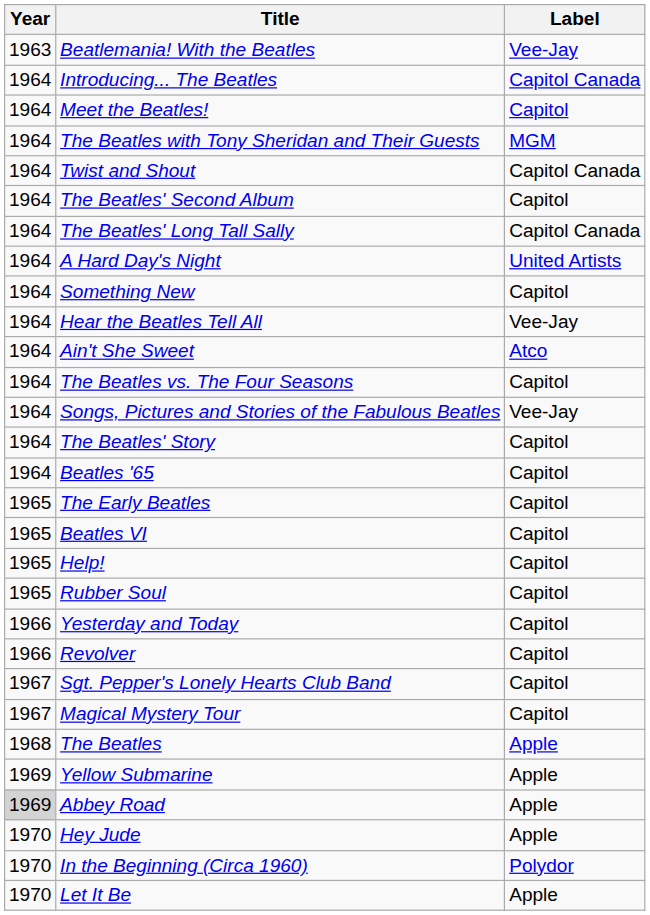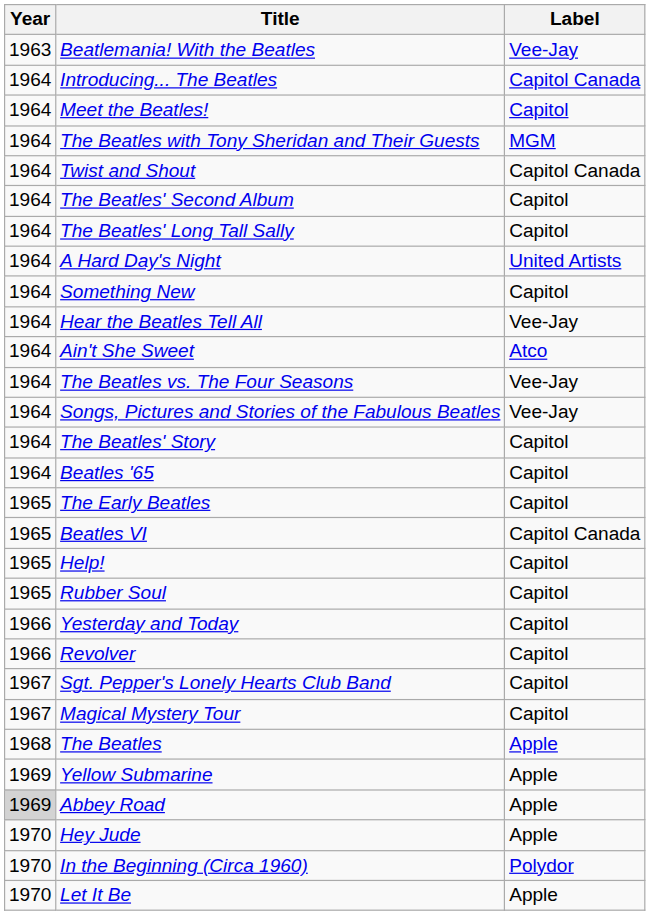(575, 230) Capitol Canada -> (539, 230) Capitol
(539, 381) Capitol -> (544, 381) Vee-Jay
(539, 532) Capitol -> (575, 532) Capitol Canada
